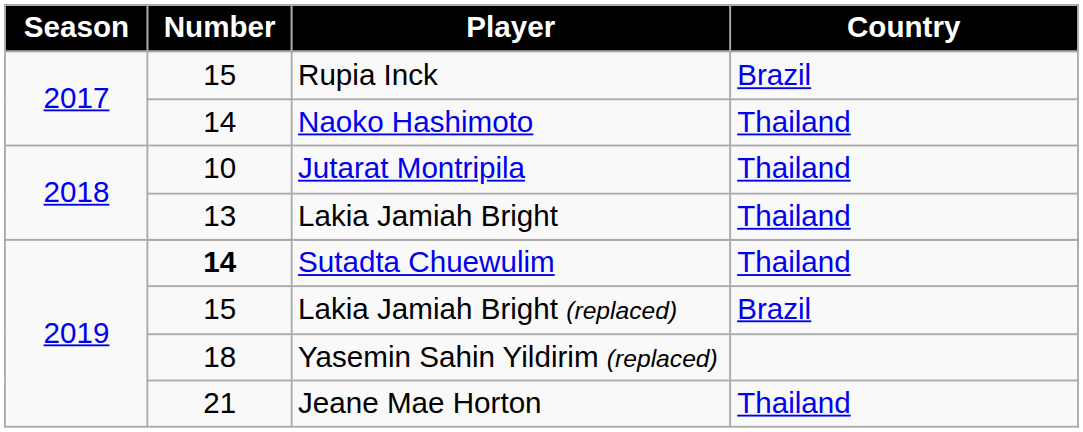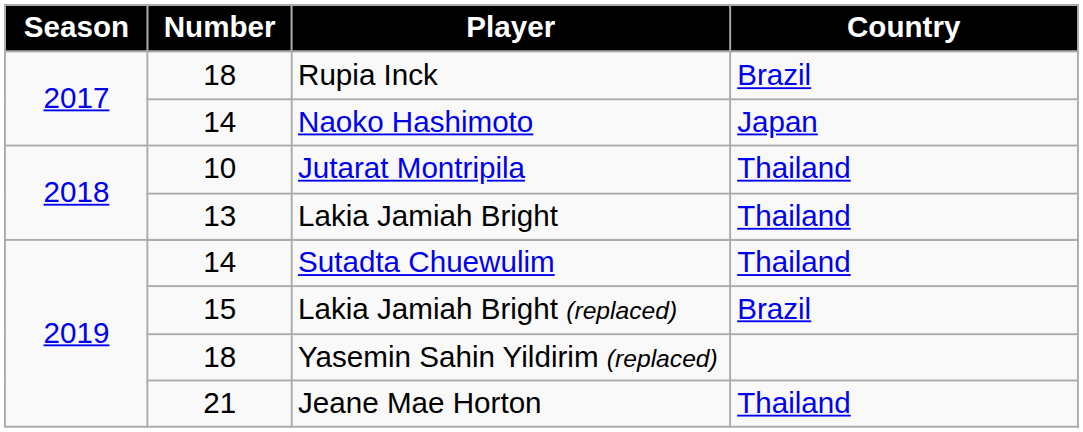(220, 74) 15 -> (220, 74) 18
(794, 121) Thailand -> (778, 121) Japan
(220, 262) bold -> (220, 262) normal
